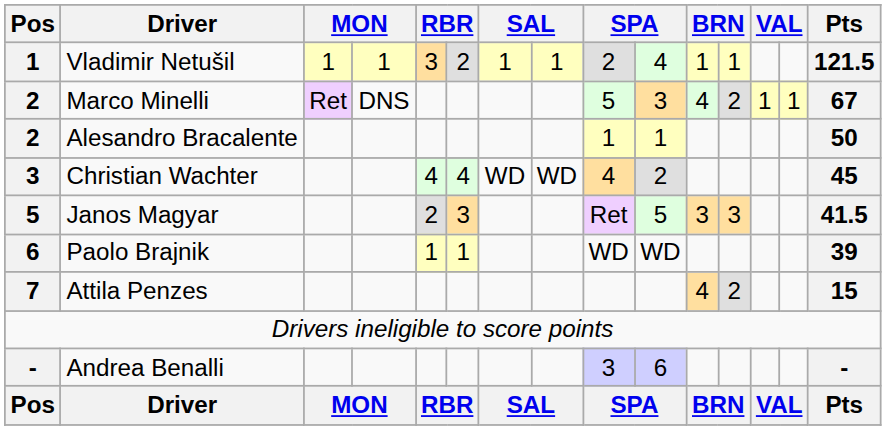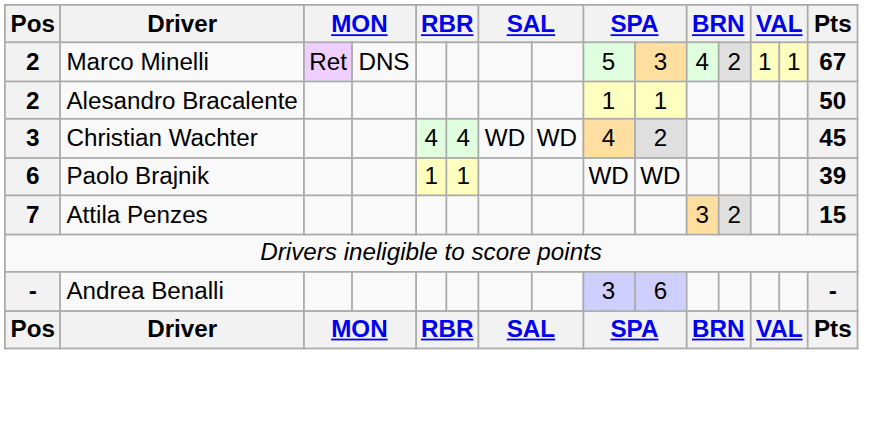- row: (151, 62)
- row: (142, 214)
(702, 291) 4 -> (702, 214) 3
